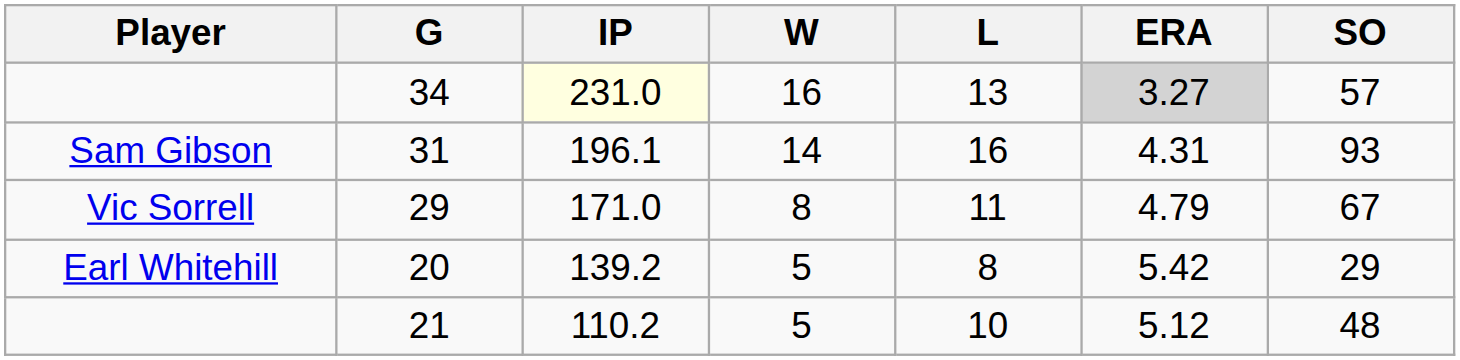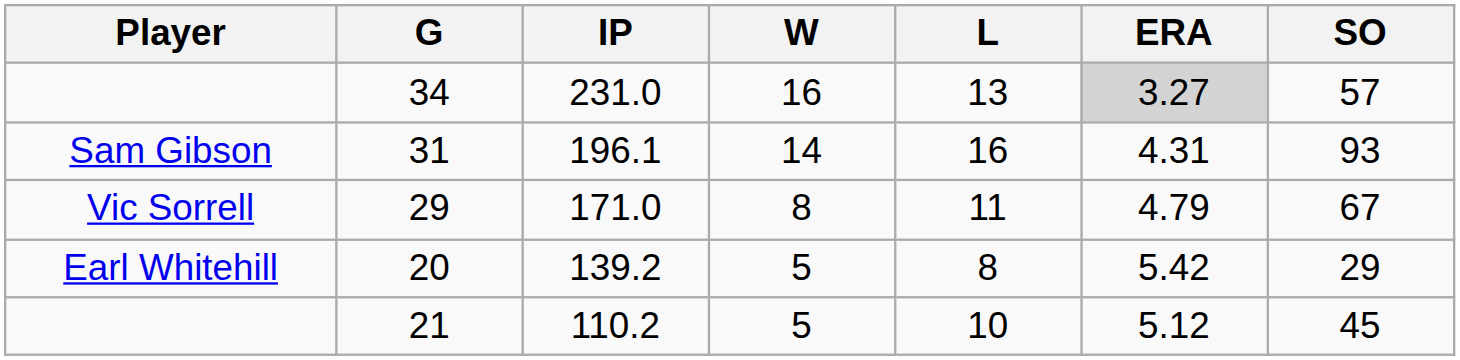(615, 92) lightyellow background -> (615, 92) no background
(1360, 325) 48 -> (1360, 325) 45
